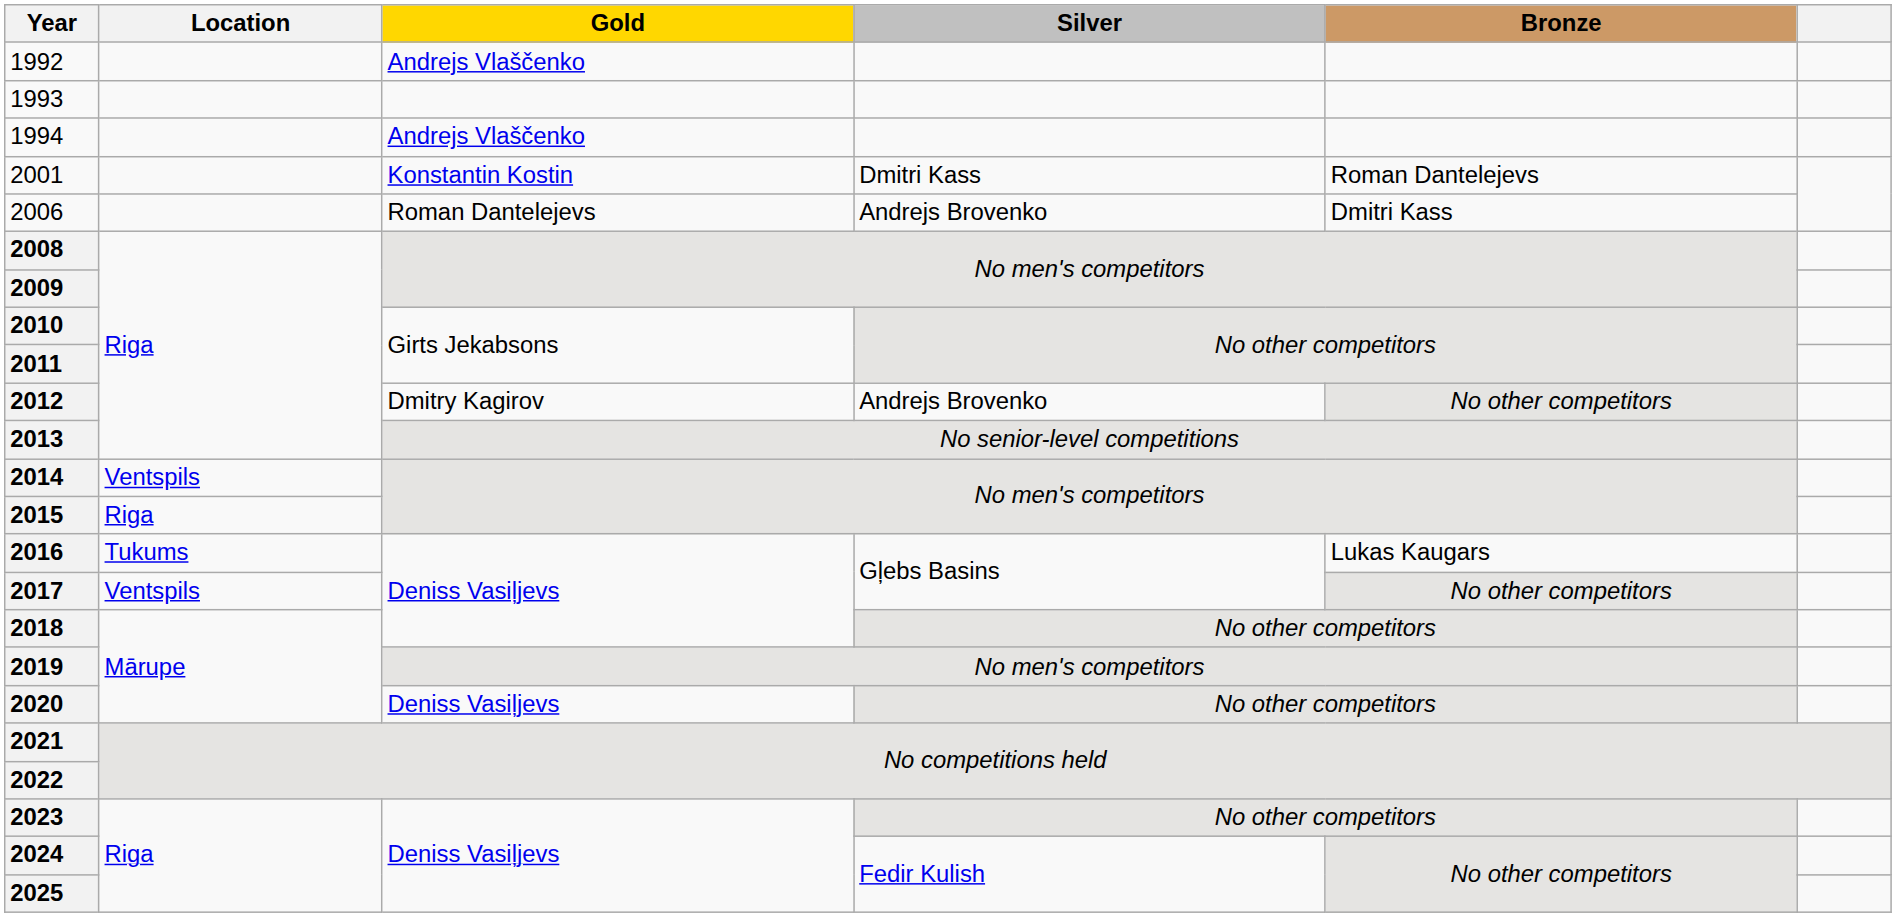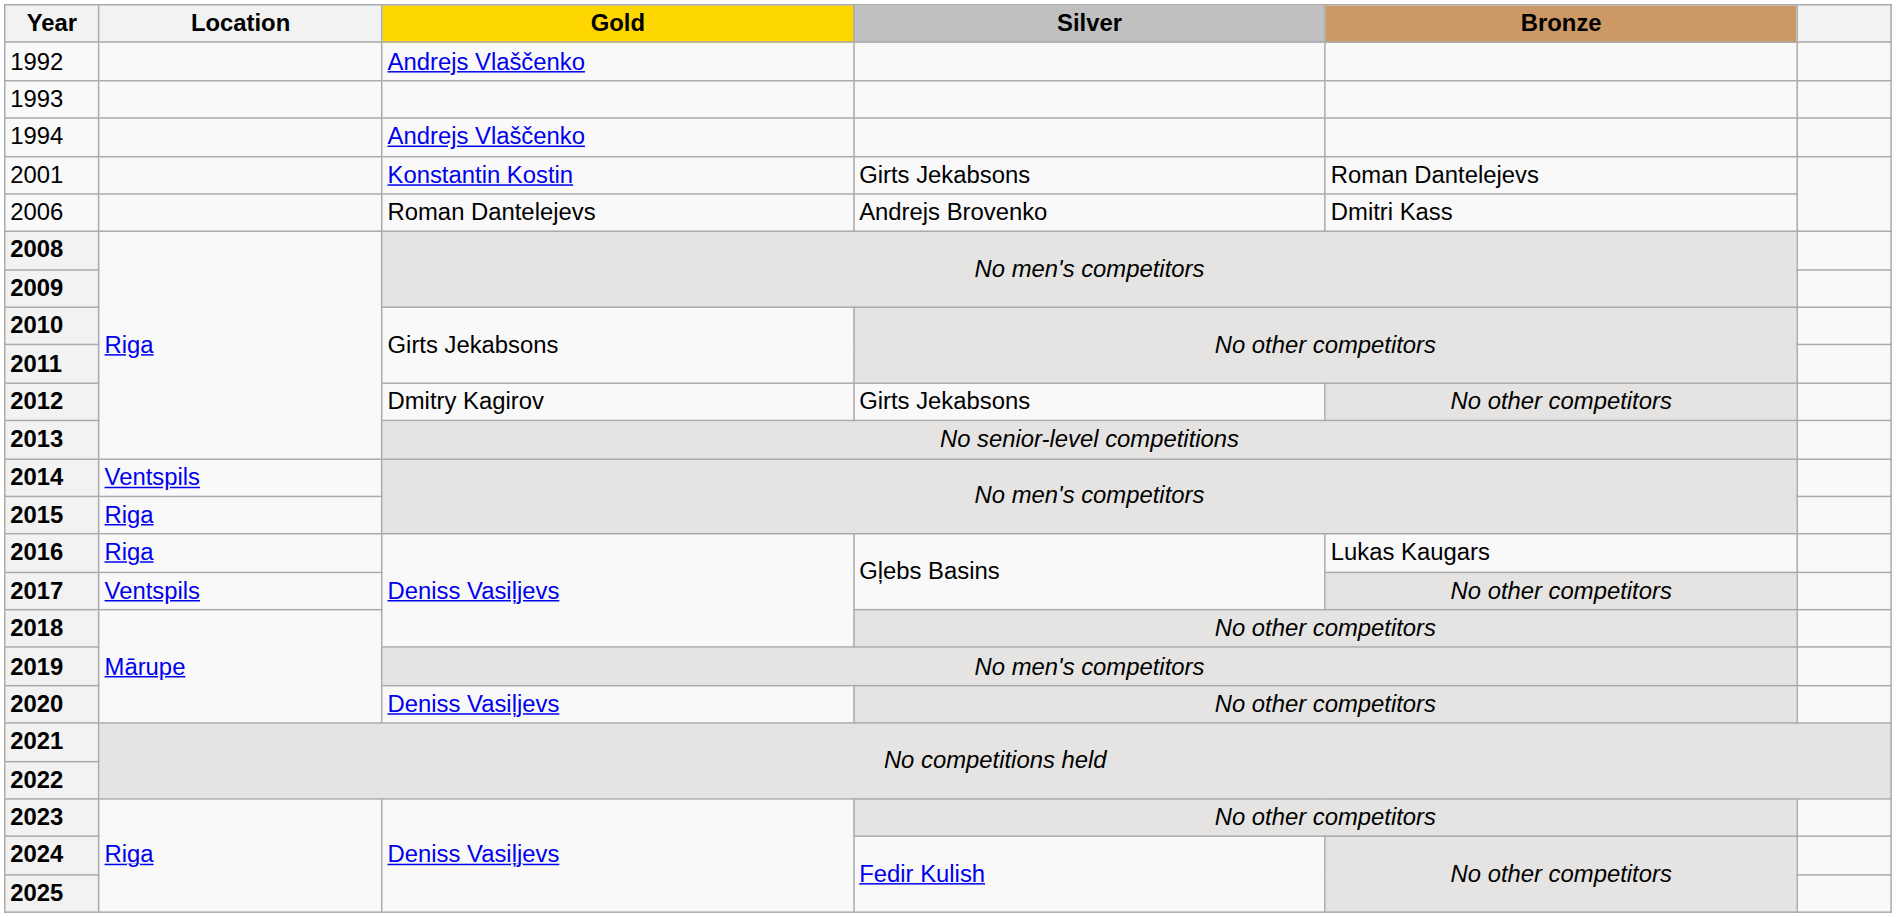(920, 174) Dmitri Kass -> (945, 174) Girts Jekabsons
(953, 401) Andrejs Brovenko -> (945, 401) Girts Jekabsons
(147, 552) Tukums -> (129, 552) Riga
